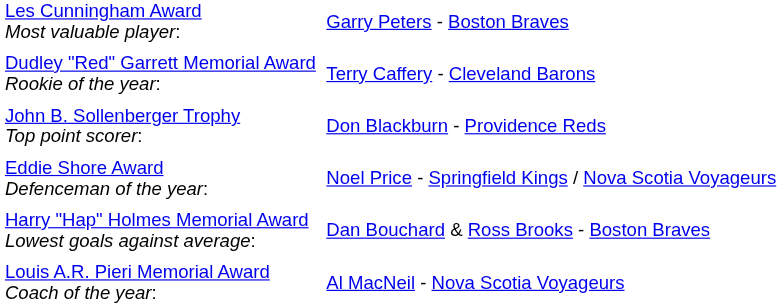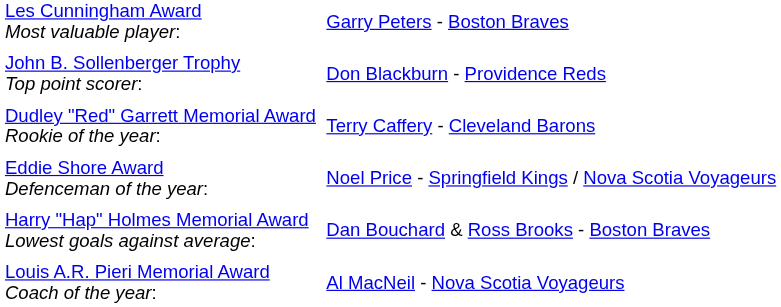rows swapped: (123, 126) <-> (160, 73)
